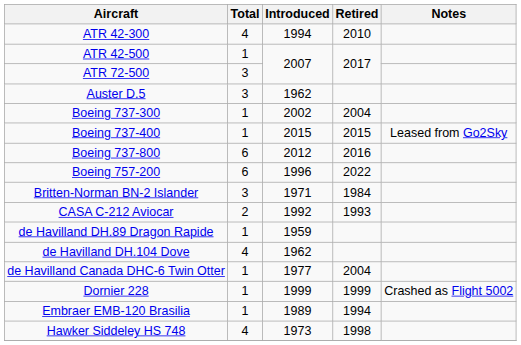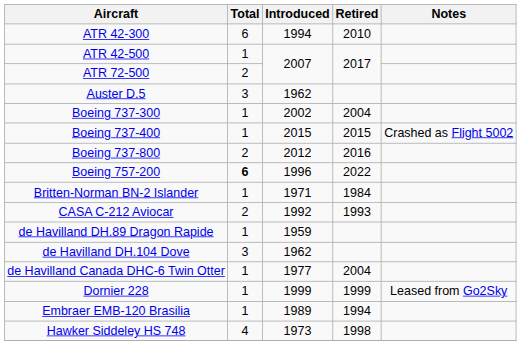(245, 34) 4 -> (245, 34) 6
(245, 73) 3 -> (245, 73) 2
(449, 133) Leased from Go2Sky -> (449, 133) Crashed as Flight 5002
(245, 152) 6 -> (245, 152) 2
(245, 172) normal -> (245, 172) bold
(245, 192) 3 -> (245, 192) 1
(245, 251) 4 -> (245, 251) 3
(449, 291) Crashed as Flight 5002 -> (449, 291) Leased from Go2Sky
